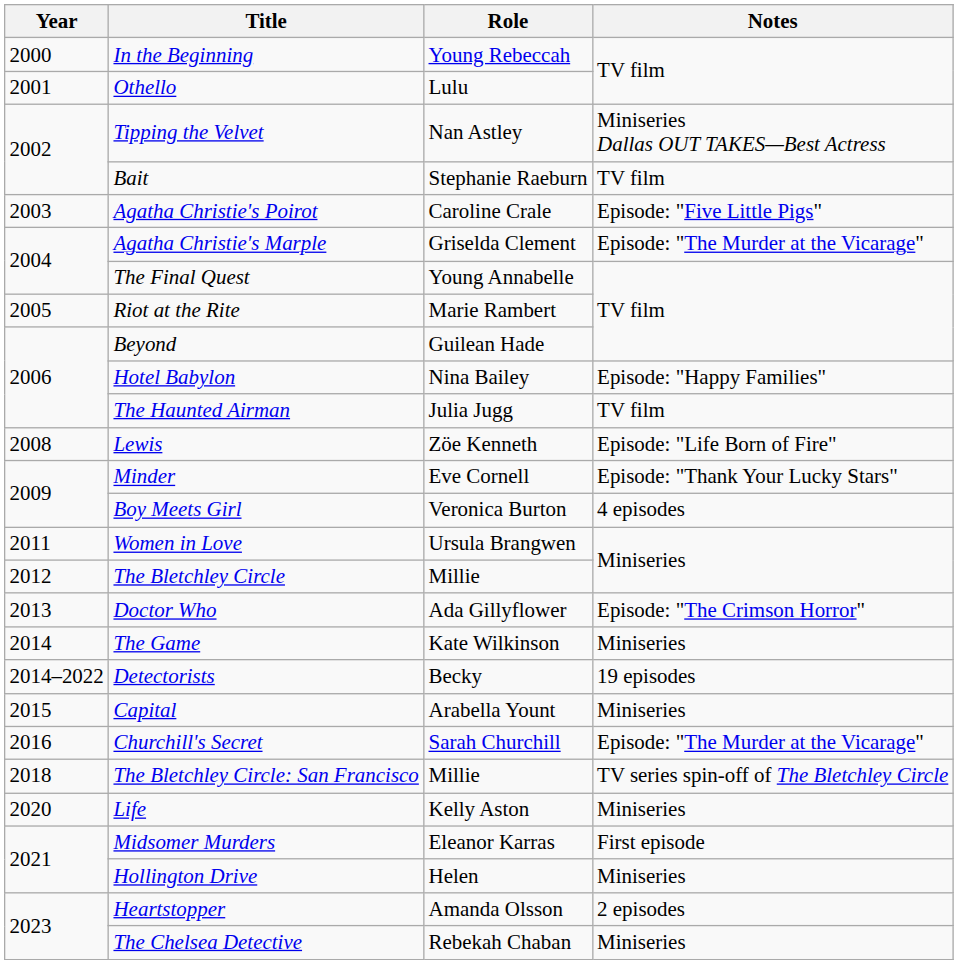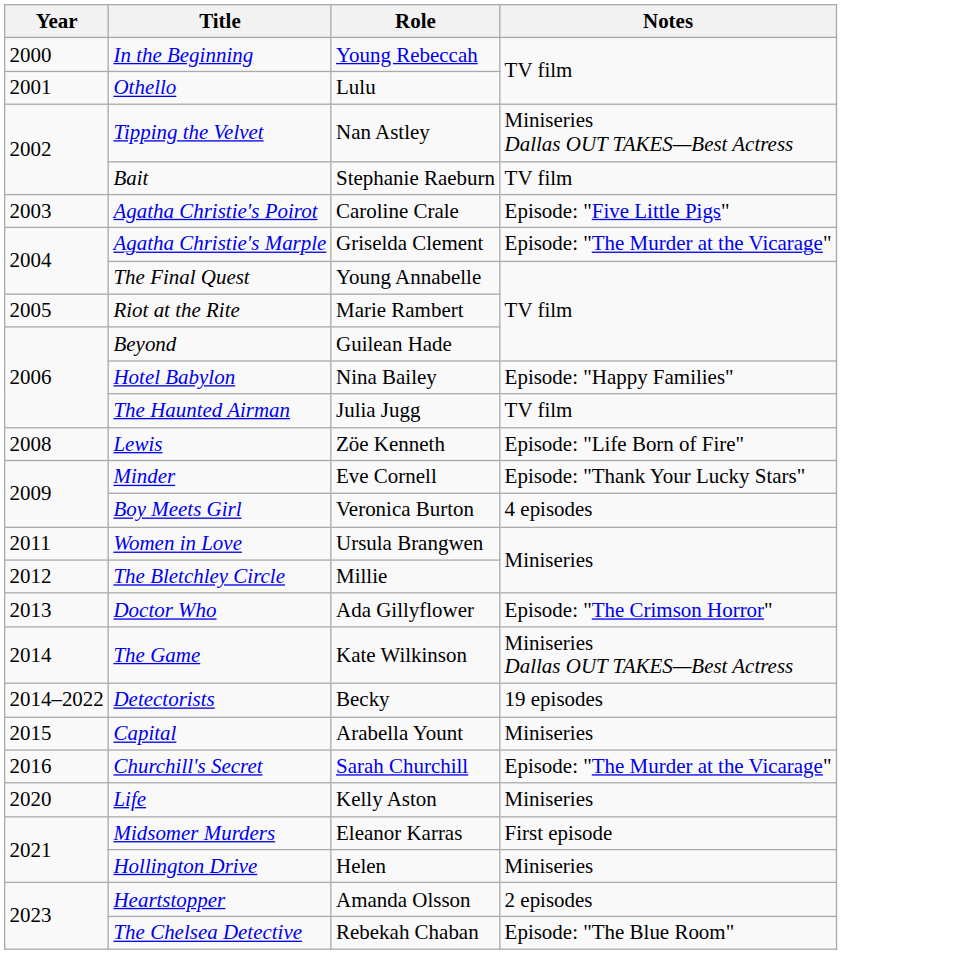(641, 643) Miniseries -> (649, 654) Miniseries Dallas OUT TAKES—Best Actress
- row: (266, 776)
(641, 942) Miniseries -> (619, 932) Episode: "The Blue Room"
